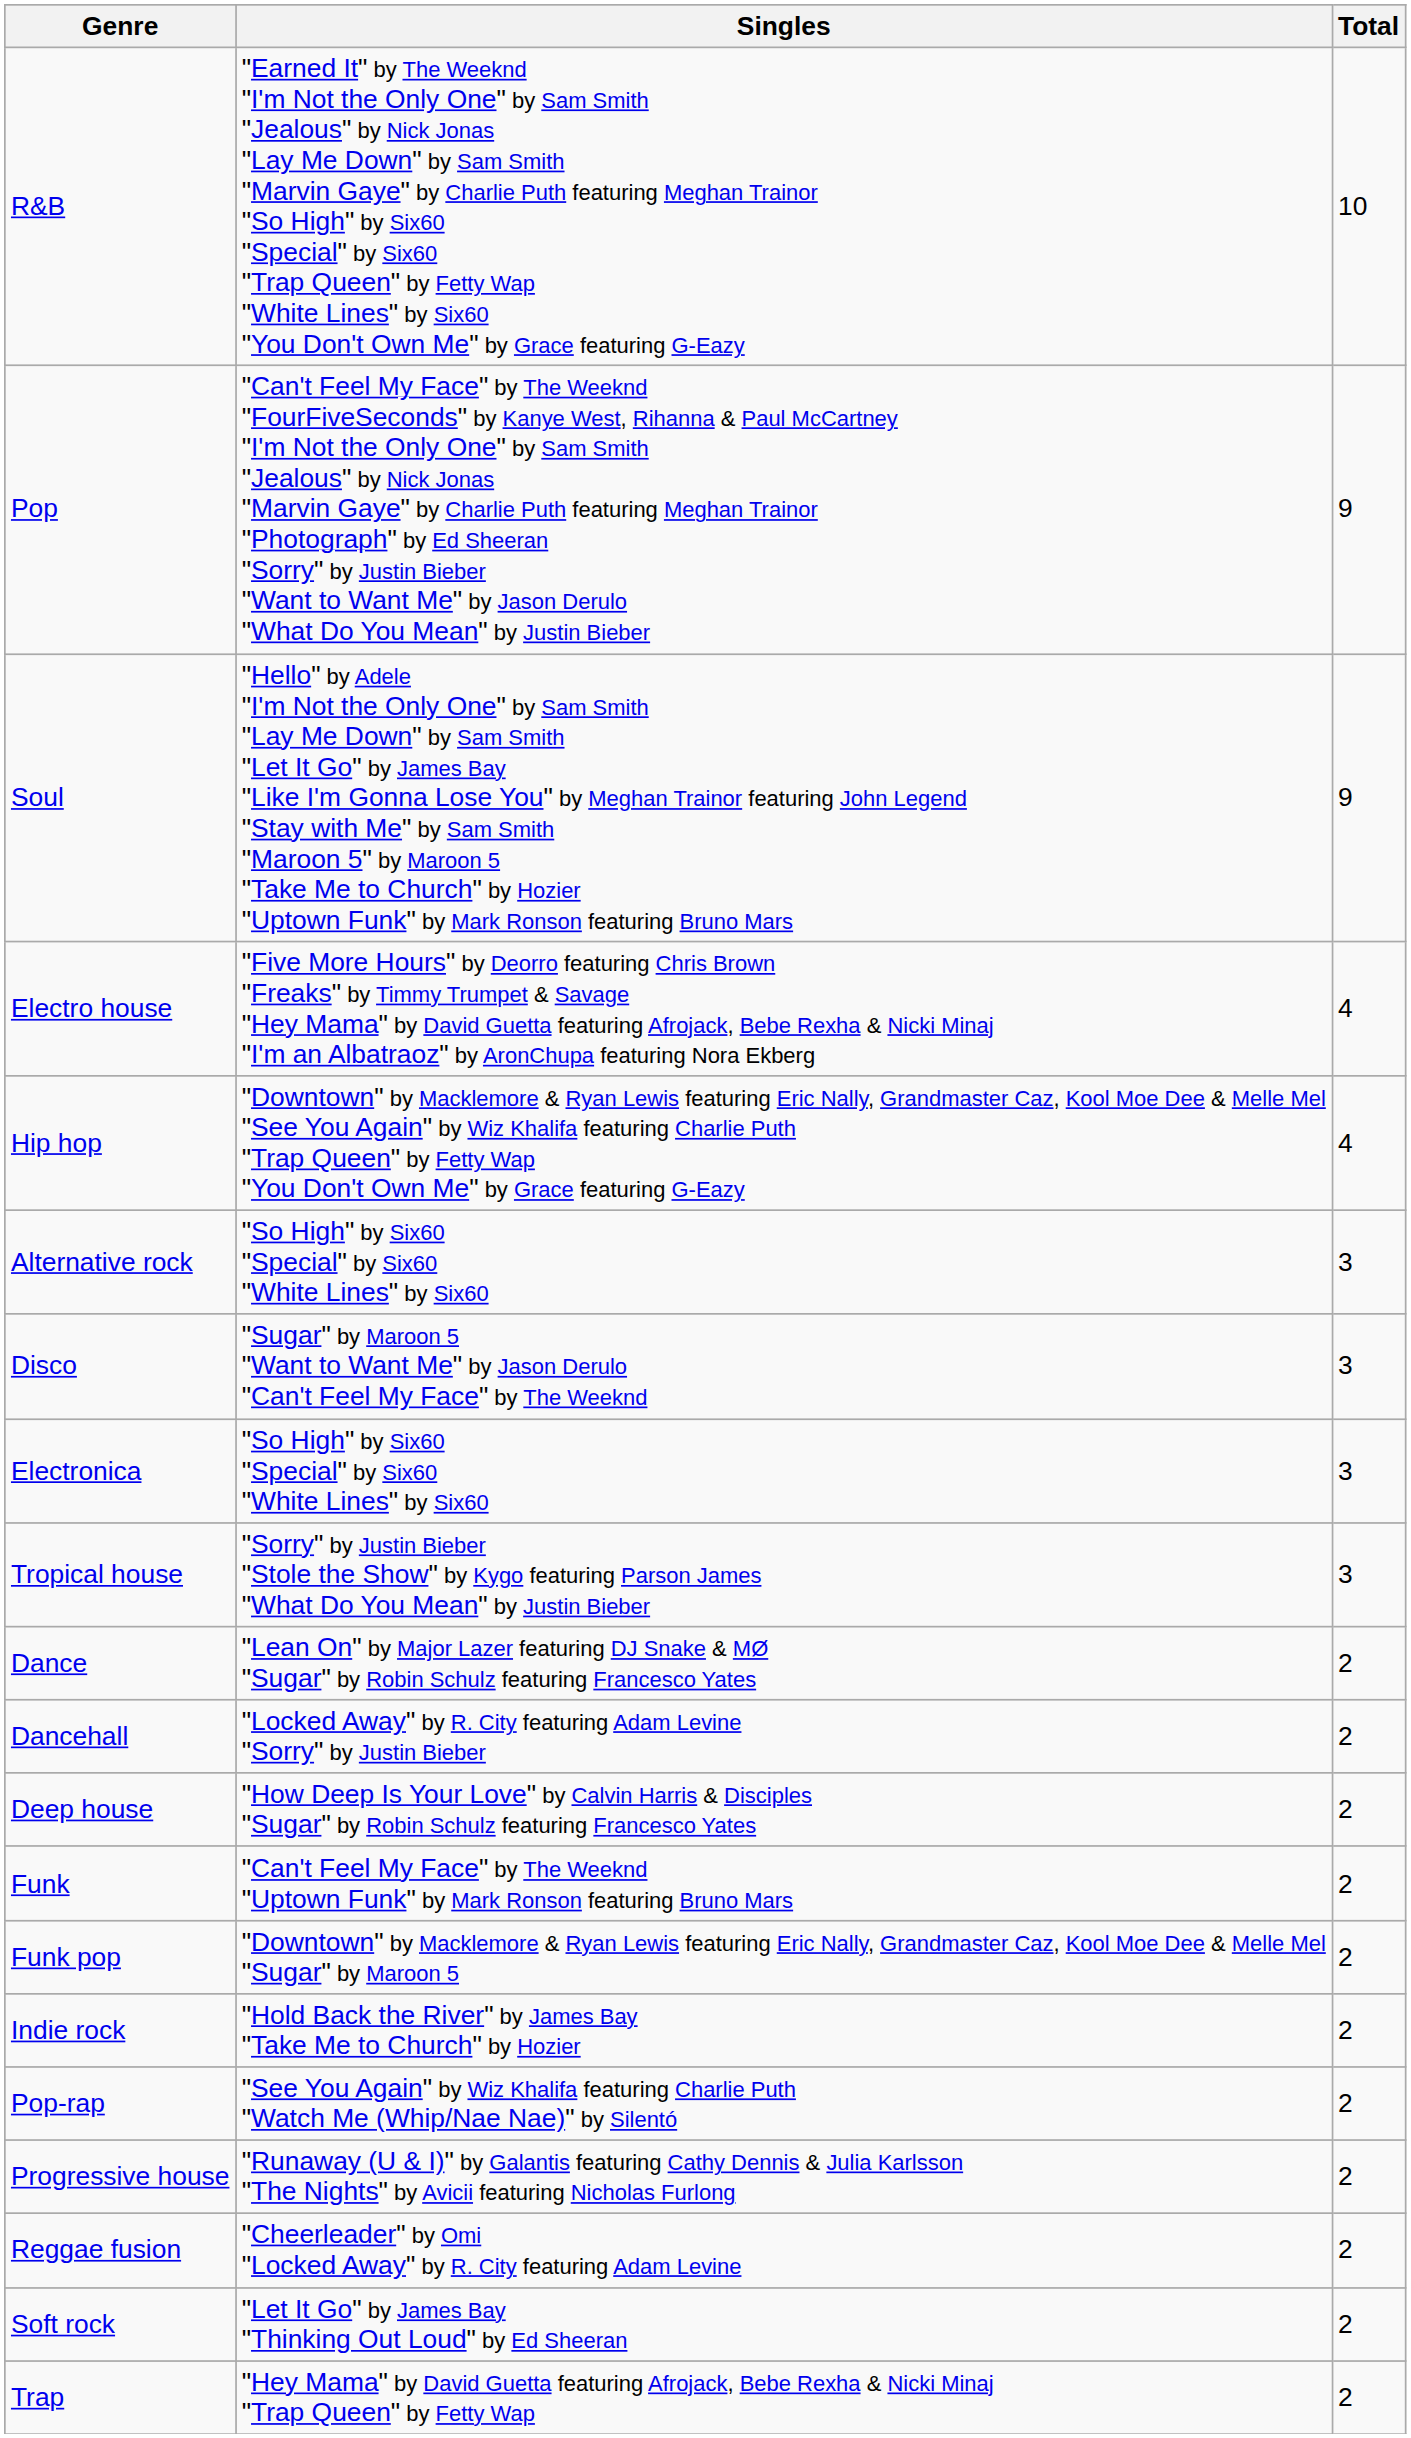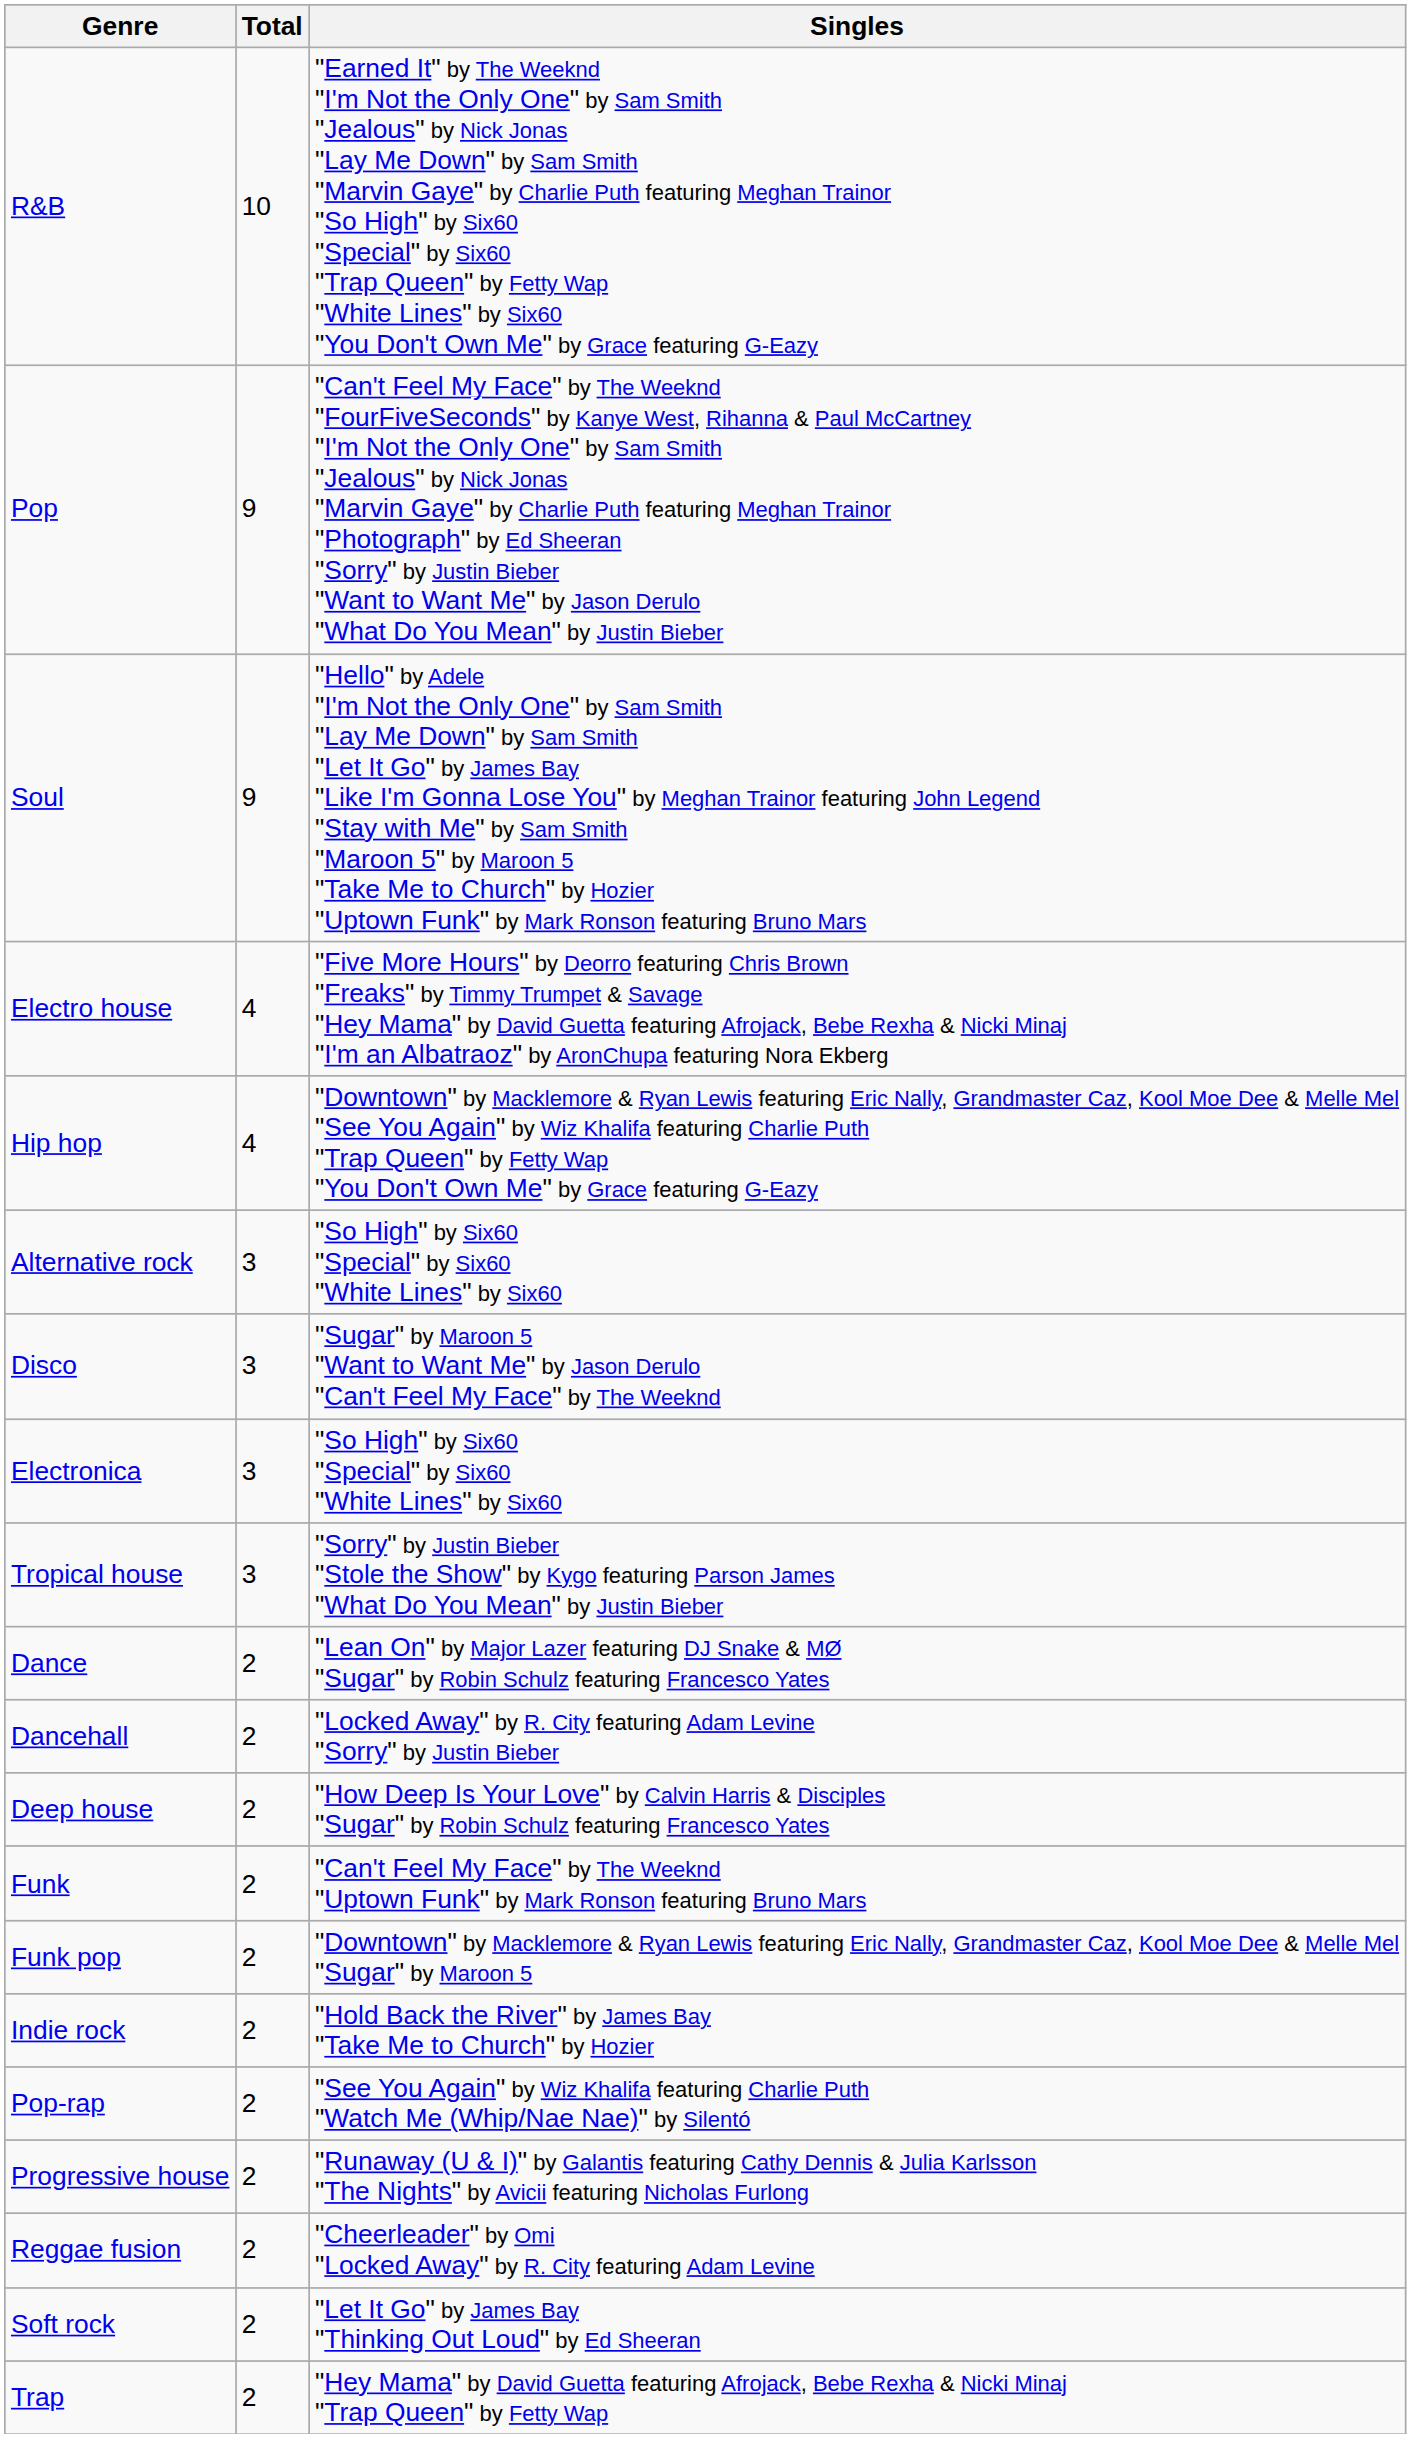columns swapped: (1369, 25) <-> (784, 25)
